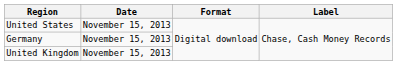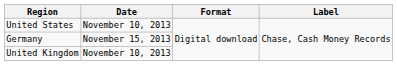(127, 25) November 15, 2013 -> (127, 25) November 10, 2013
(127, 53) November 15, 2013 -> (127, 53) November 10, 2013
